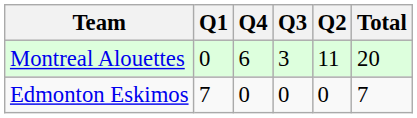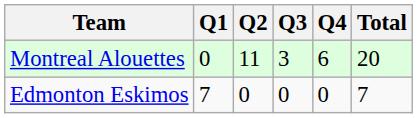columns swapped: (332, 22) <-> (253, 22)
